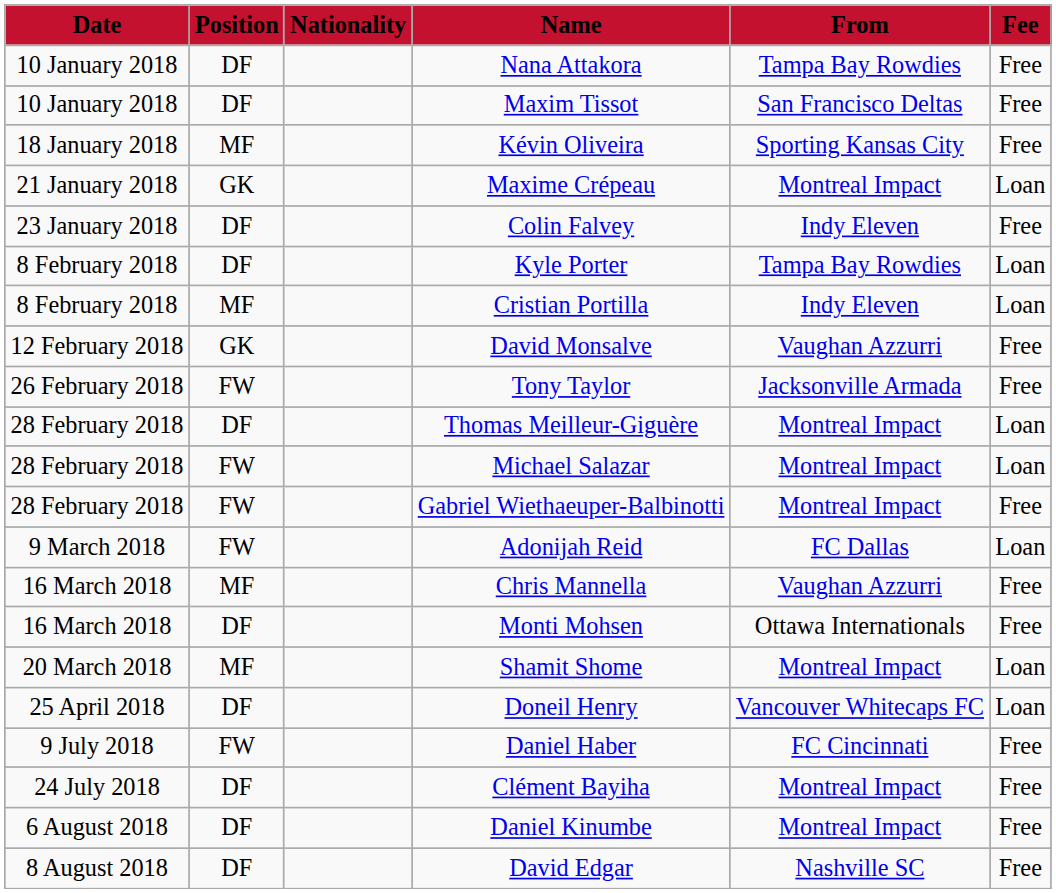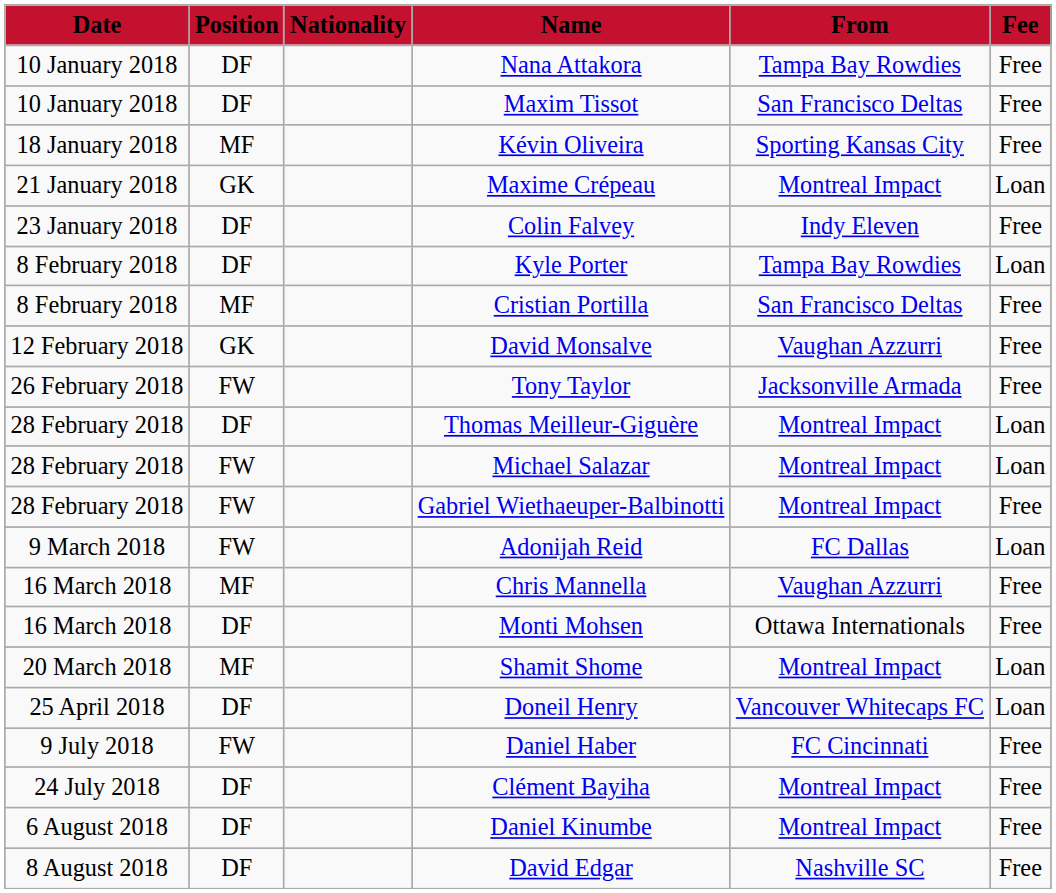(860, 305) Indy Eleven -> (860, 305) San Francisco Deltas
(1020, 305) Loan -> (1020, 305) Free
